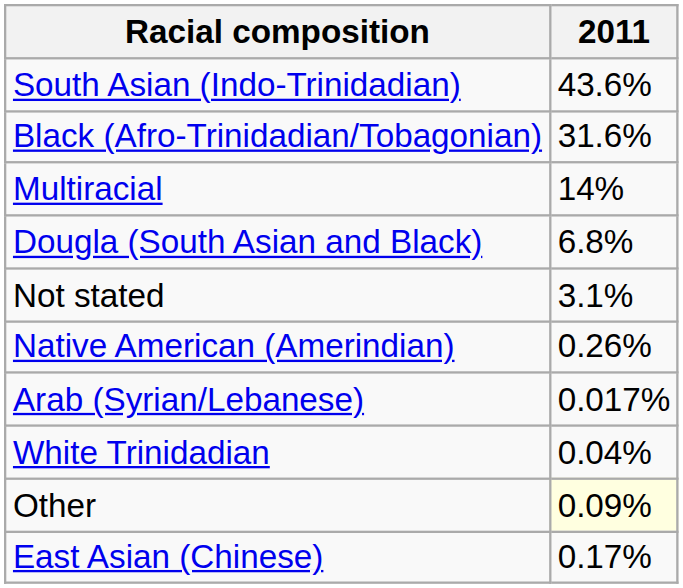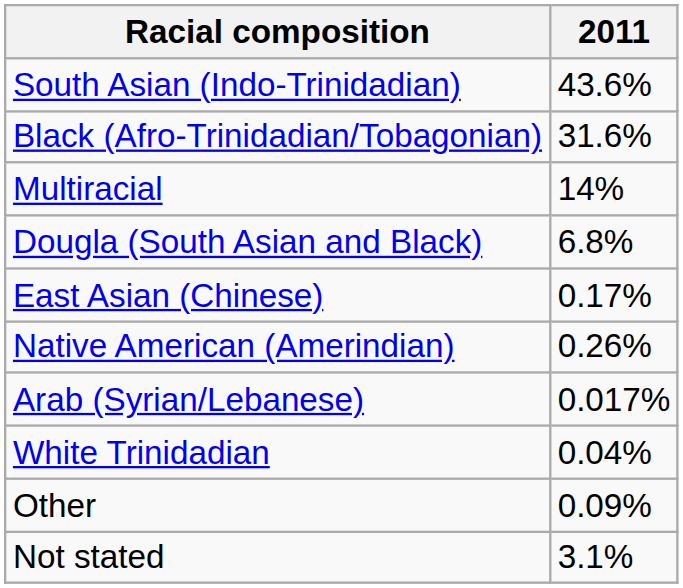rows swapped: (168, 557) <-> (89, 295)
(605, 505) lightyellow background -> (605, 505) no background
